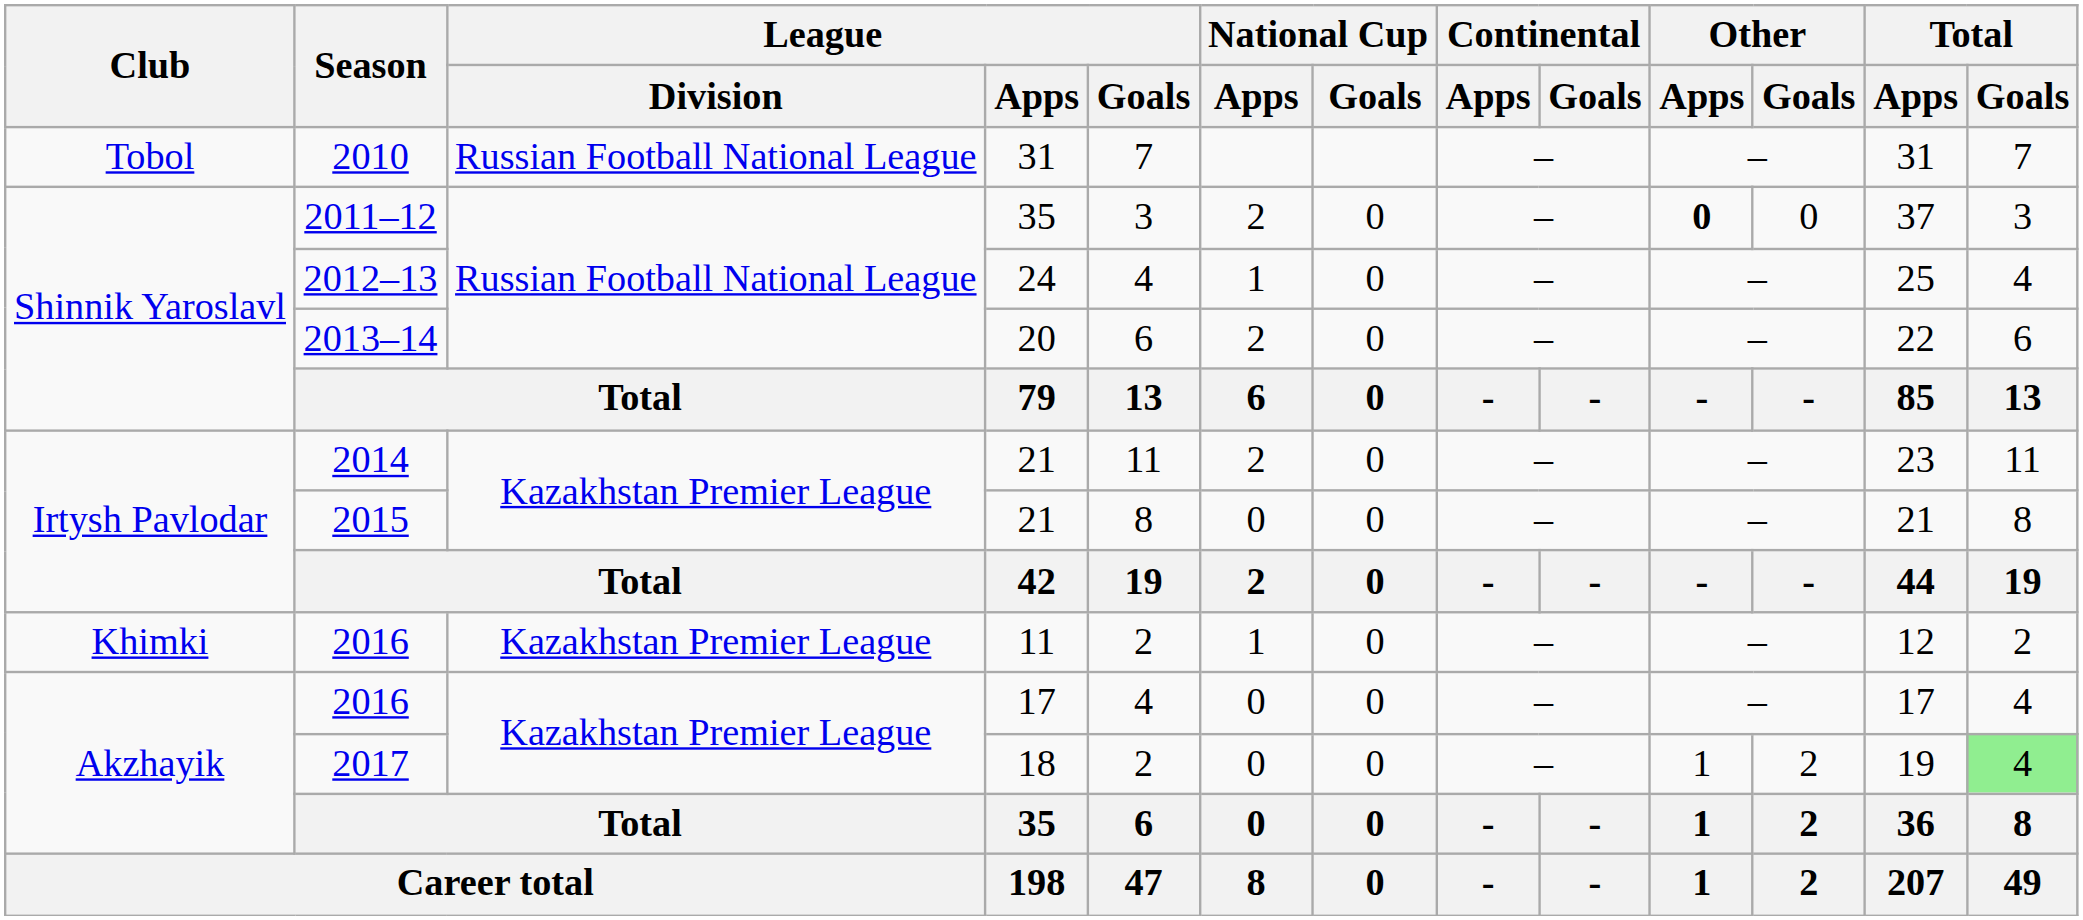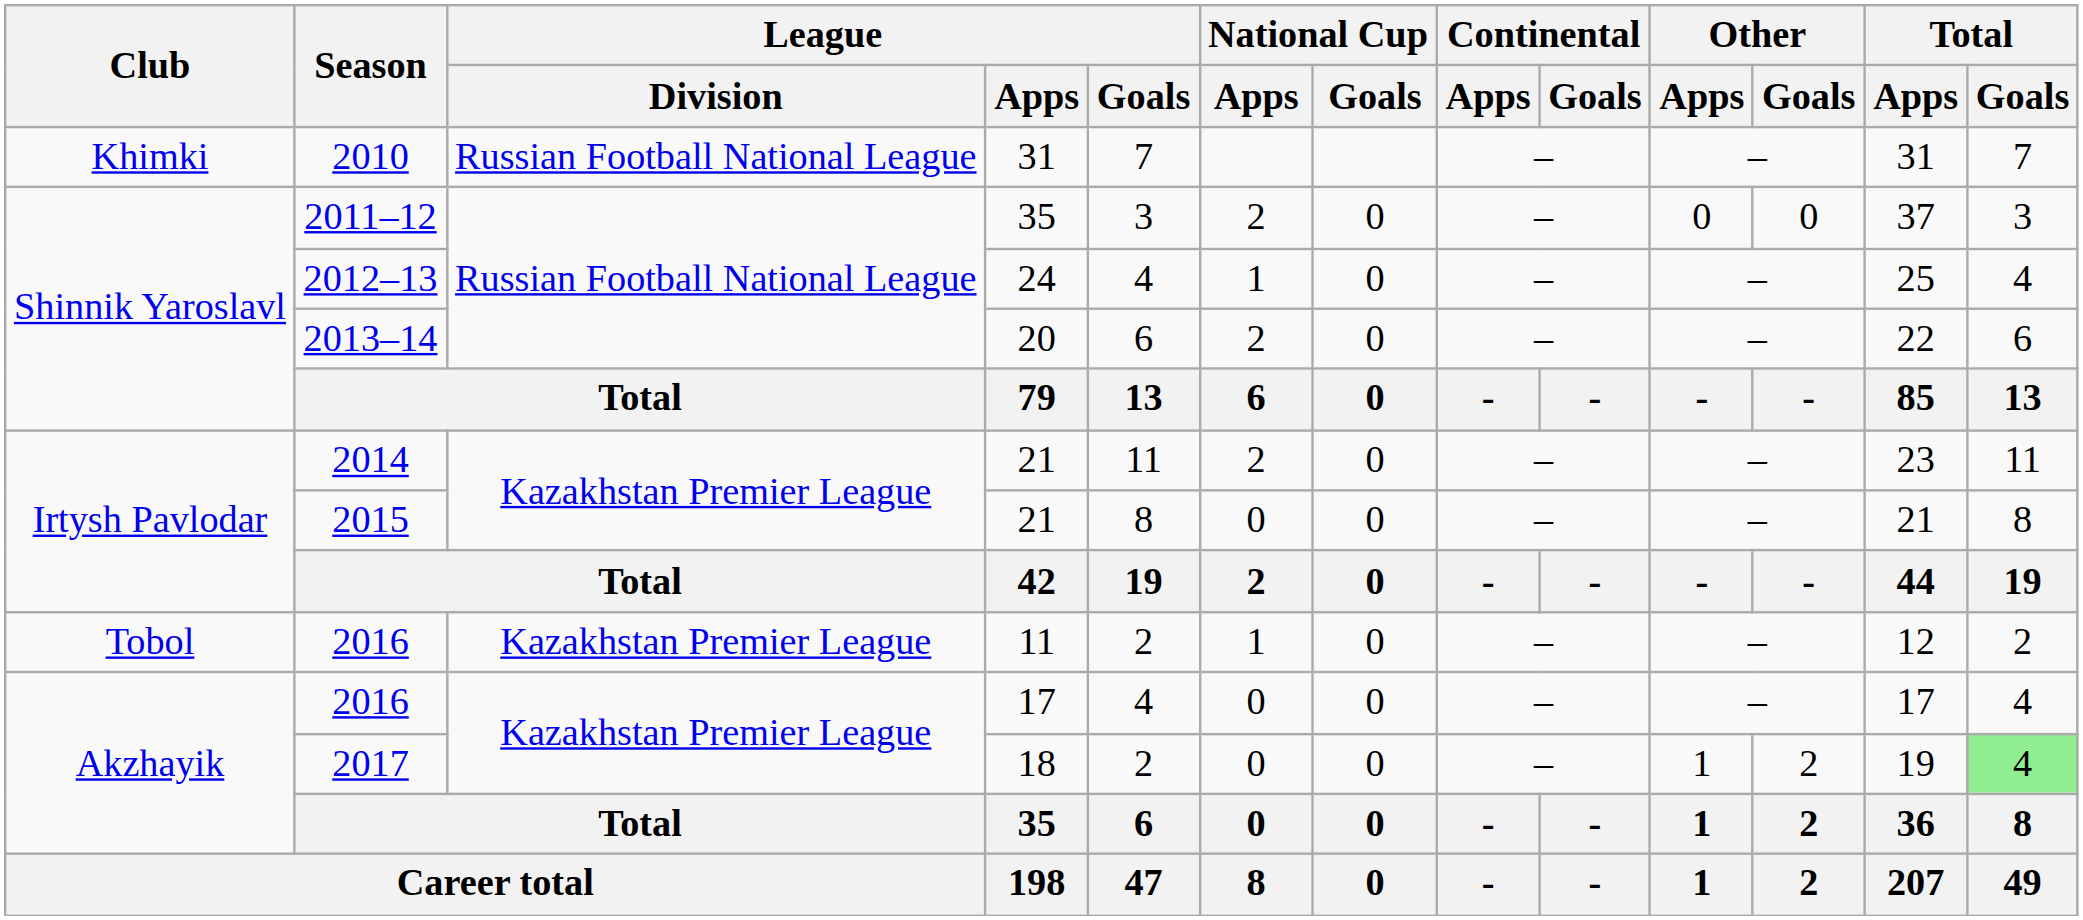(150, 156) Tobol -> (150, 156) Khimki
(1702, 216) bold -> (1702, 216) normal
(150, 641) Khimki -> (150, 641) Tobol
